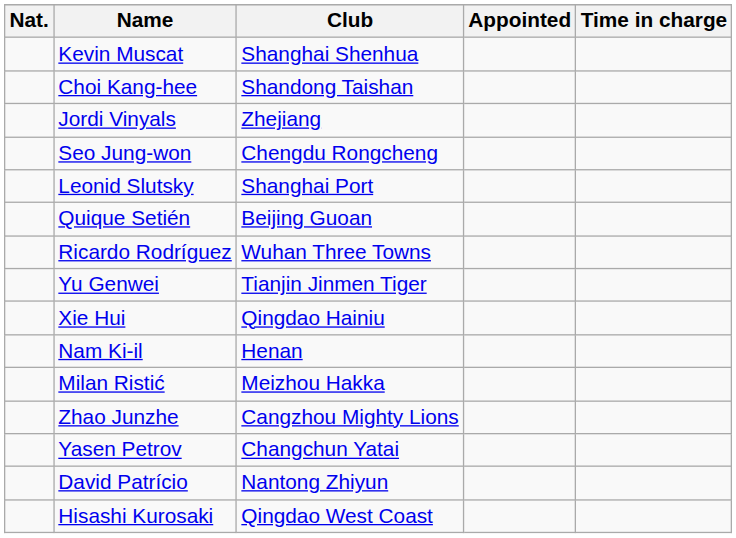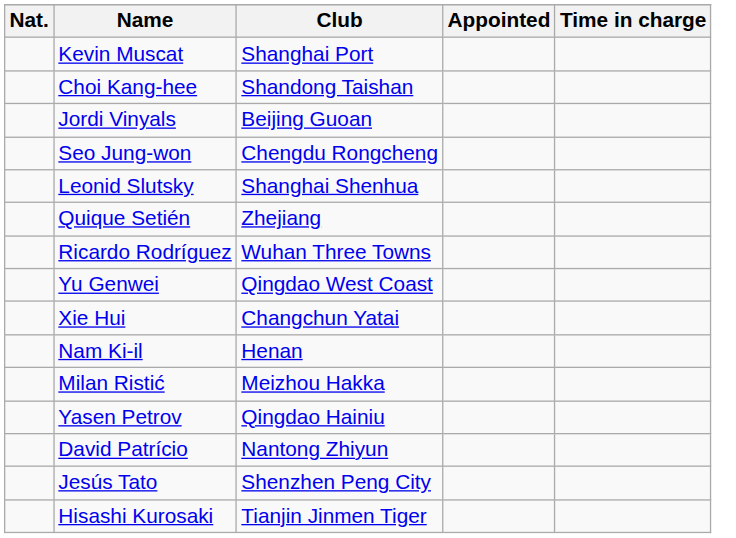(330, 53) Shanghai Shenhua -> (307, 53) Shanghai Port
(281, 119) Zhejiang -> (307, 119) Beijing Guoan
(307, 185) Shanghai Port -> (330, 185) Shanghai Shenhua
(307, 218) Beijing Guoan -> (281, 218) Zhejiang
(334, 284) Tianjin Jinmen Tiger -> (337, 284) Qingdao West Coast
(313, 317) Qingdao Hainiu -> (320, 317) Changchun Yatai
- row: (118, 416)
(320, 449) Changchun Yatai -> (313, 416) Qingdao Hainiu
+ row: (108, 482)
(337, 515) Qingdao West Coast -> (334, 515) Tianjin Jinmen Tiger
